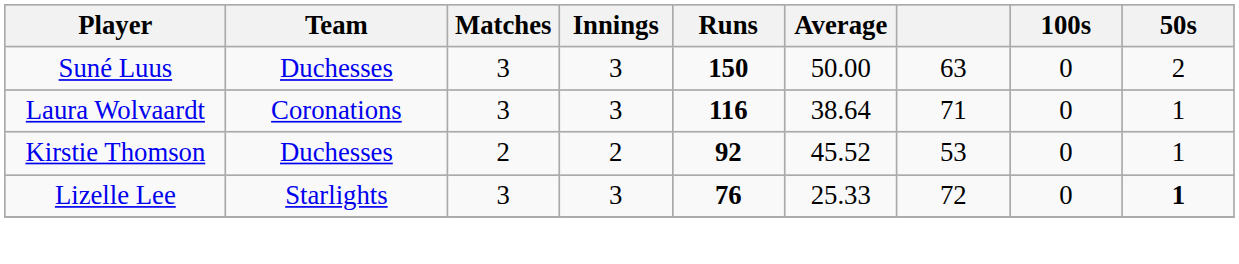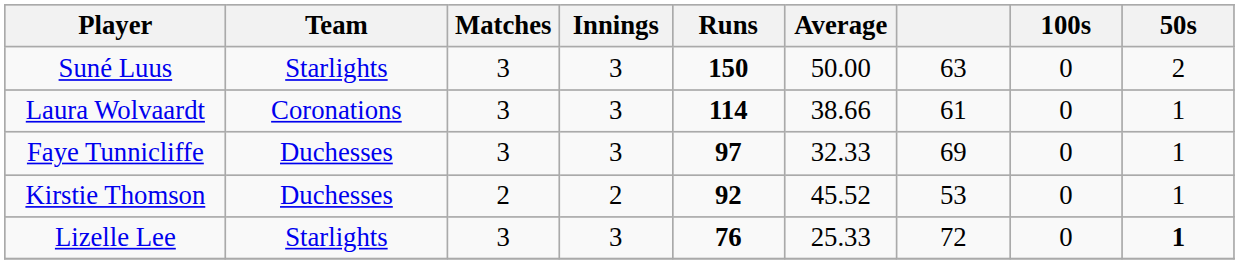(336, 68) Duchesses -> (336, 68) Starlights
(728, 110) 116 -> (728, 110) 114
(841, 110) 38.64 -> (841, 110) 38.66
(953, 110) 71 -> (953, 110) 61
+ row: (115, 152)
